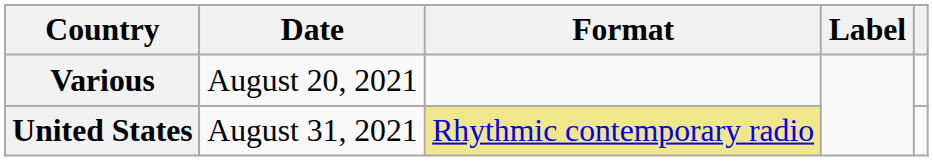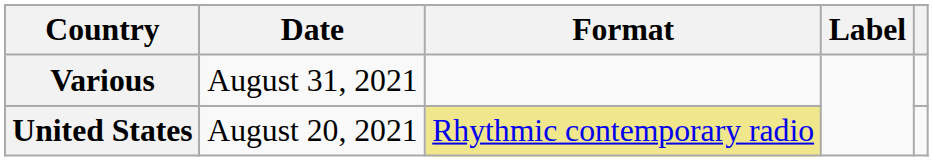(312, 79) August 20, 2021 -> (312, 79) August 31, 2021
(312, 130) August 31, 2021 -> (312, 130) August 20, 2021
